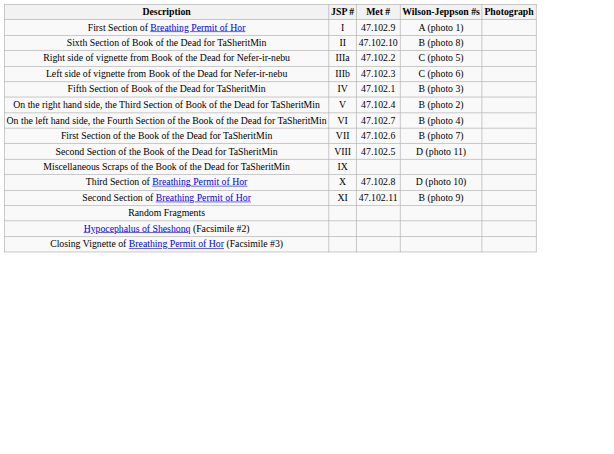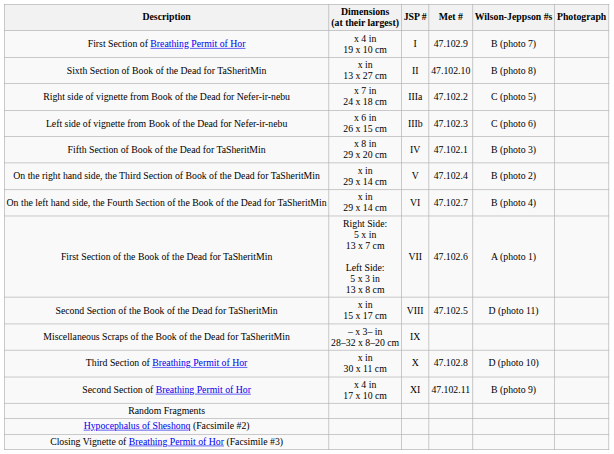+ column: (365, 17)
(441, 27) A (photo 1) -> (514, 44) B (photo 7)
(441, 136) B (photo 7) -> (514, 256) A (photo 1)
